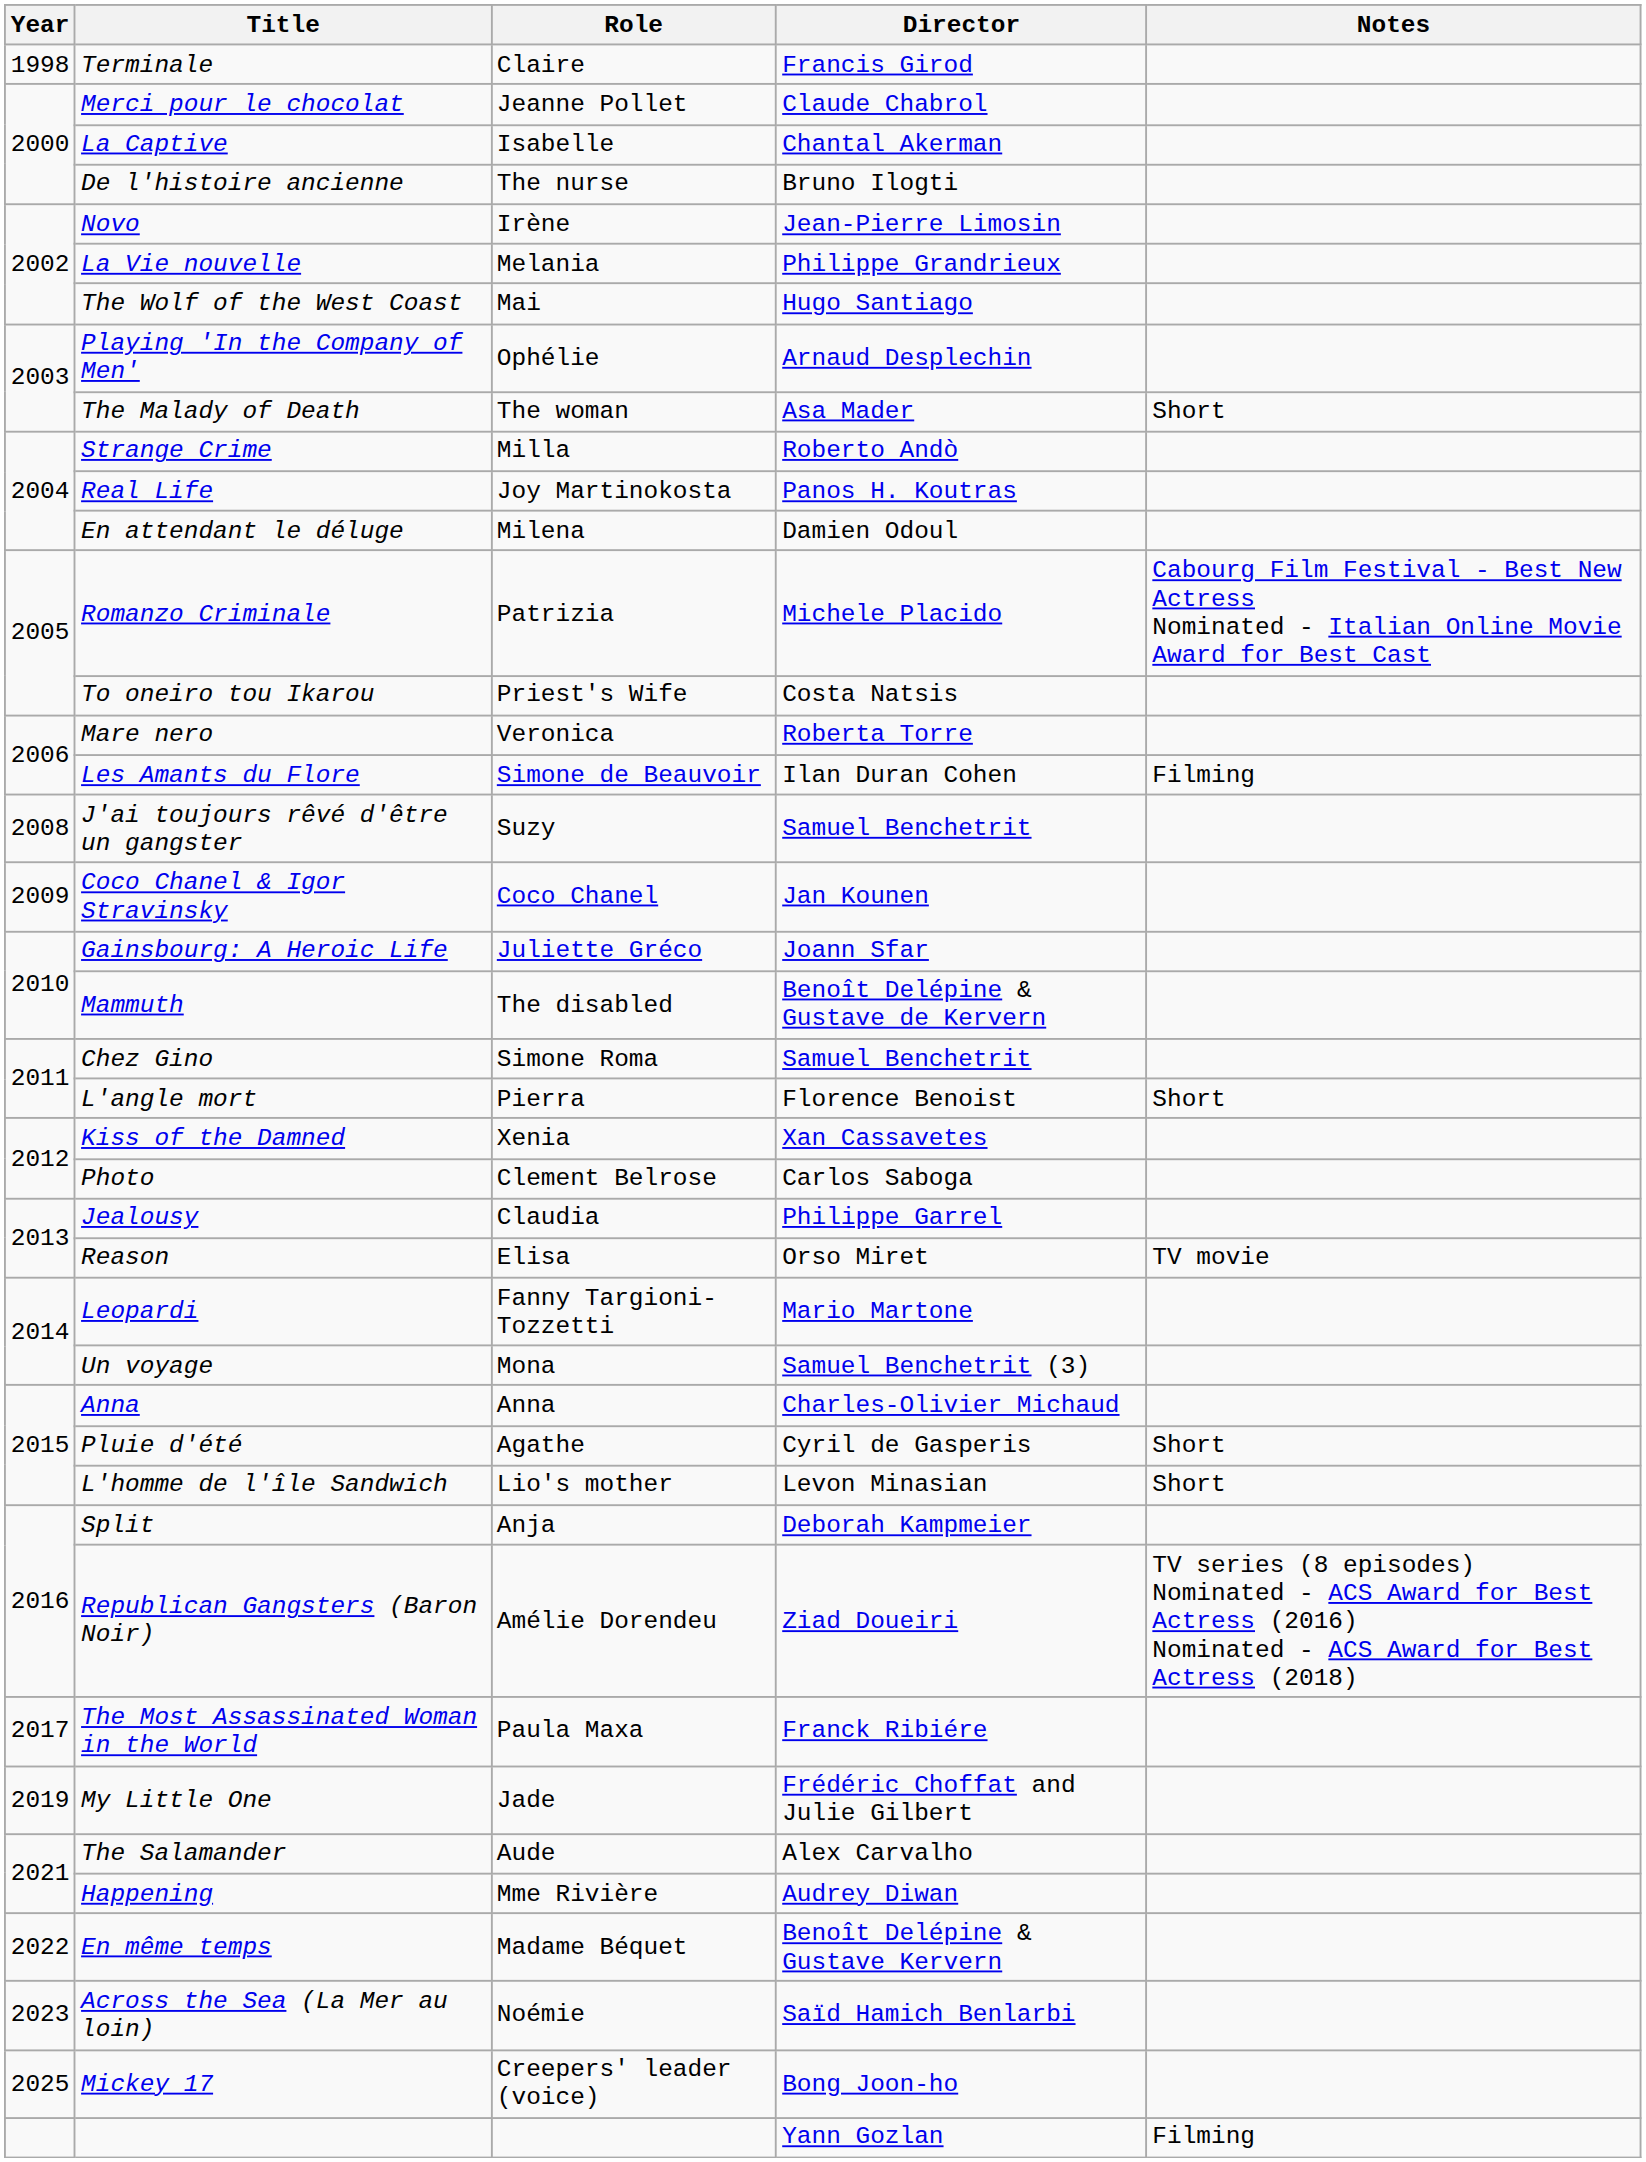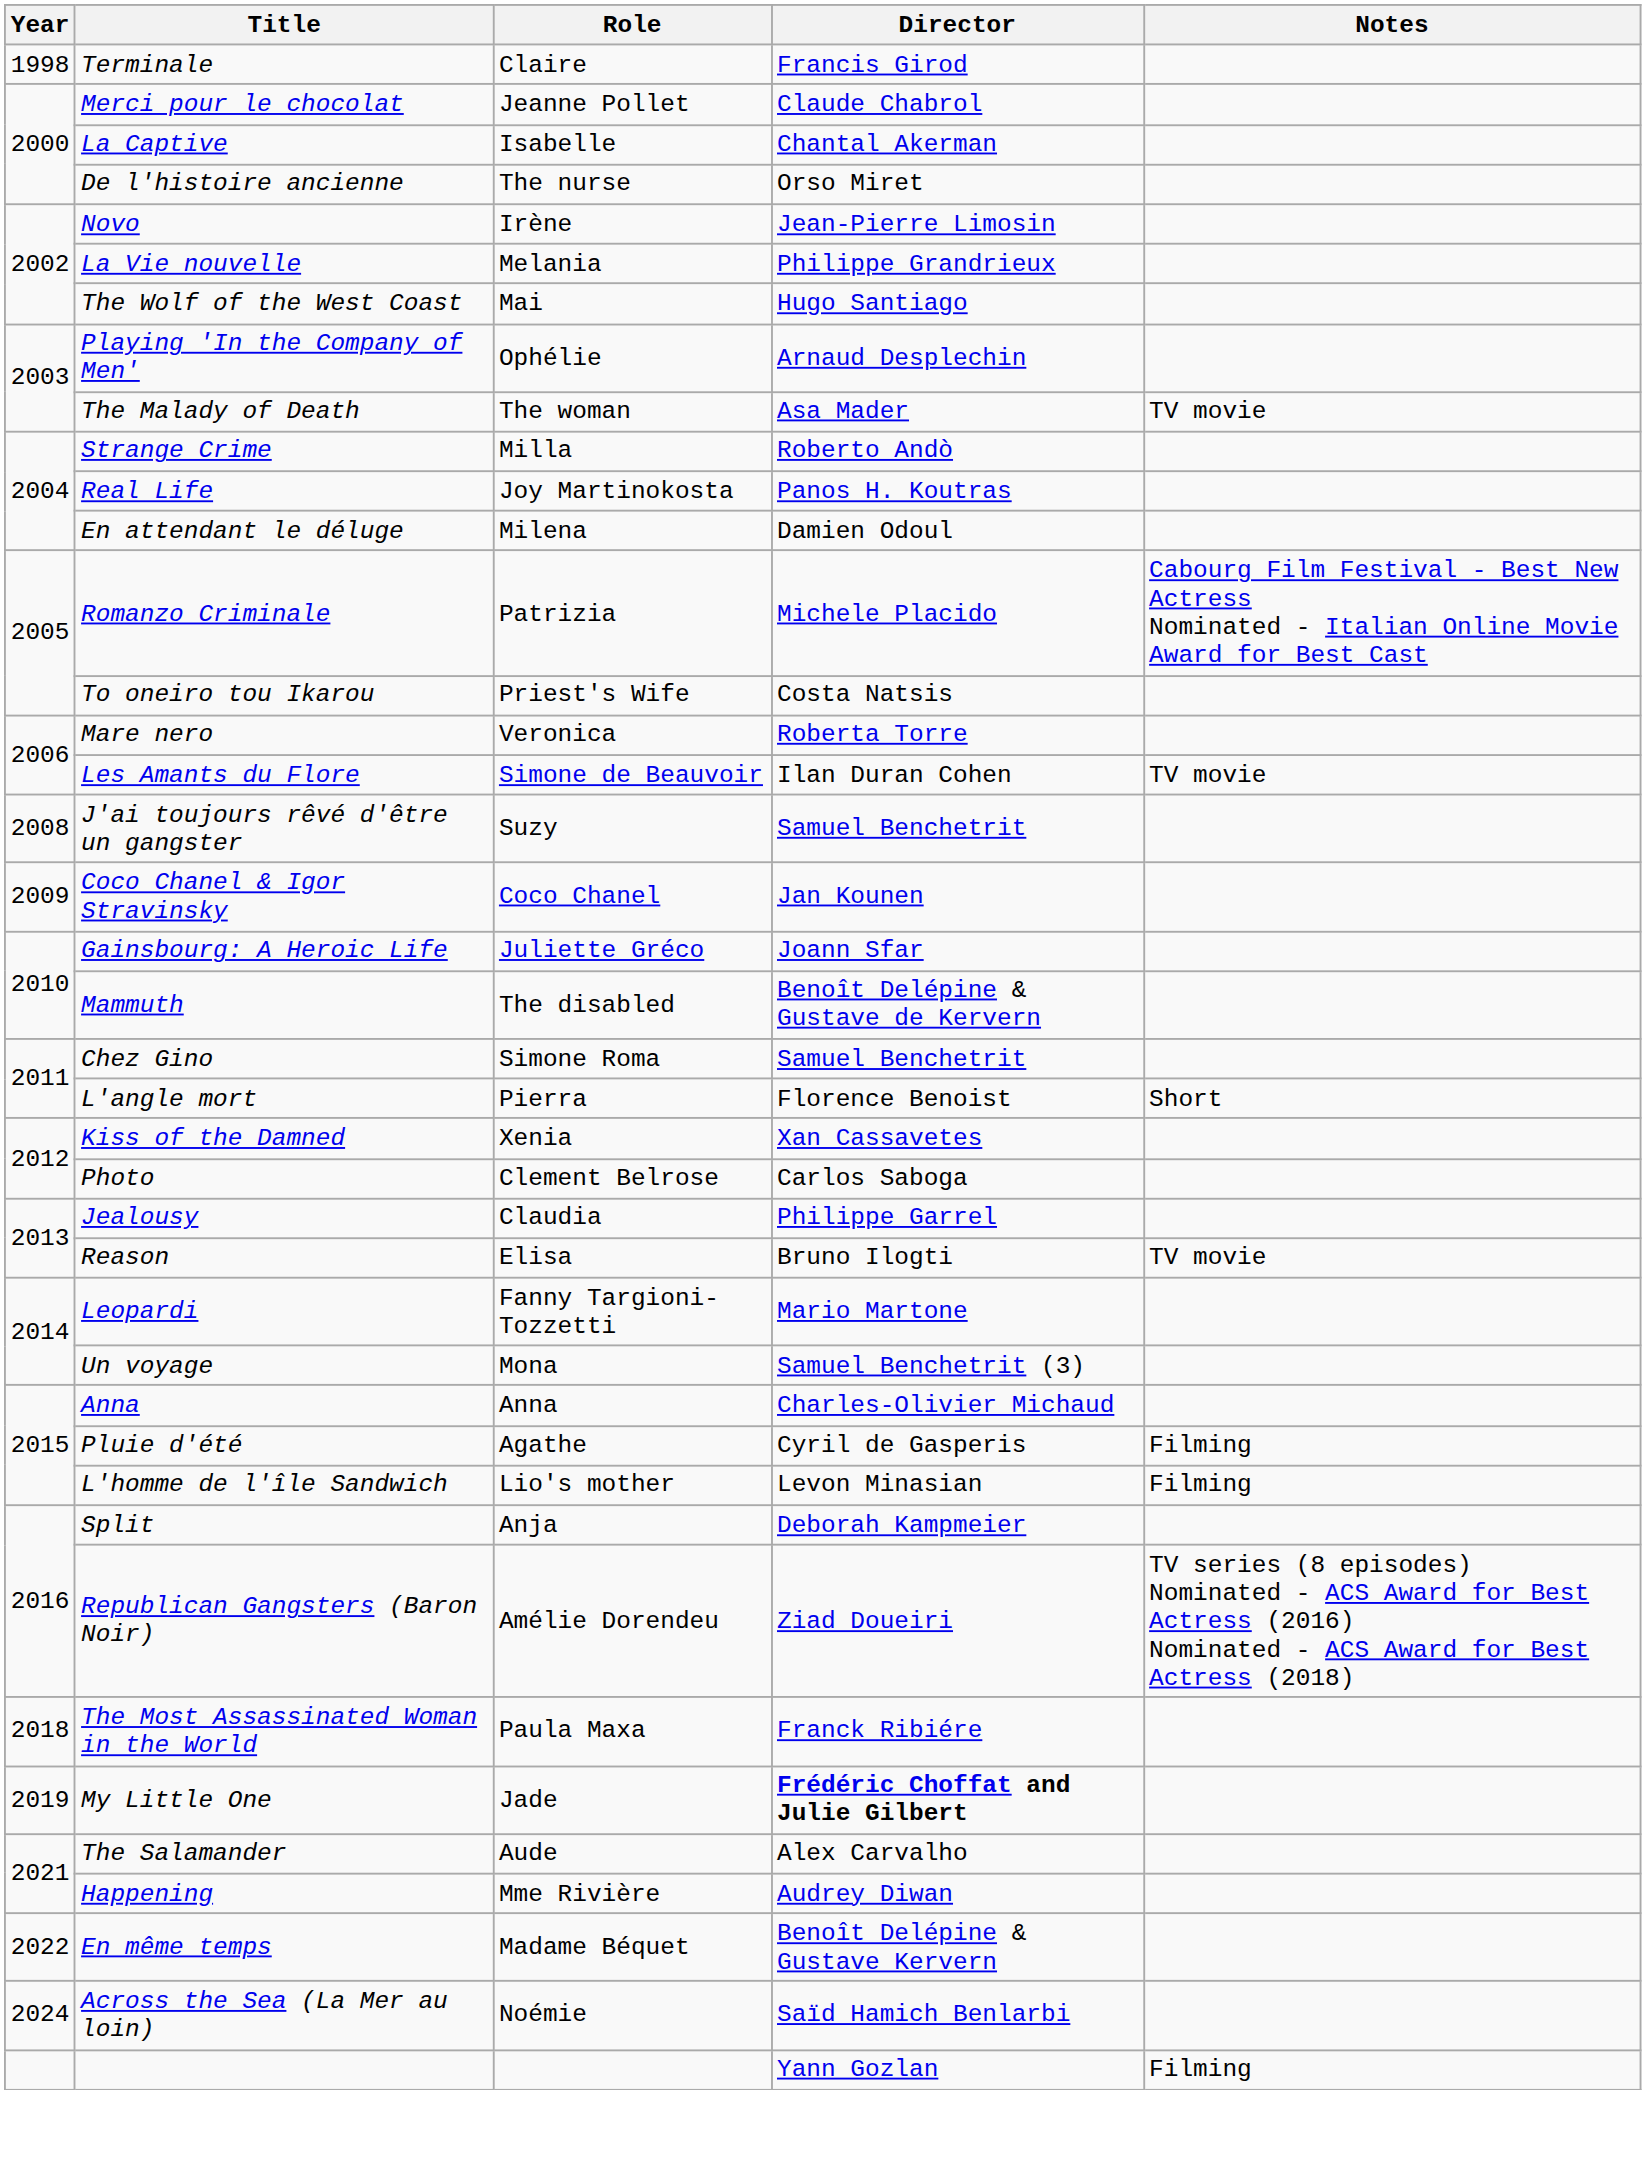(870, 184) Bruno Ilogti -> (850, 184) Orso Miret
(1189, 412) Short -> (1208, 412) TV movie
(1204, 775) Filming -> (1208, 775) TV movie
(856, 1258) Orso Miret -> (865, 1258) Bruno Ilogti
(1189, 1445) Short -> (1200, 1445) Filming
(1189, 1485) Short -> (1200, 1485) Filming
(40, 1732) 2017 -> (40, 1732) 2018
(929, 1800) normal -> (924, 1800) bold
(40, 2015) 2023 -> (40, 2015) 2024
- row: (147, 2083)
